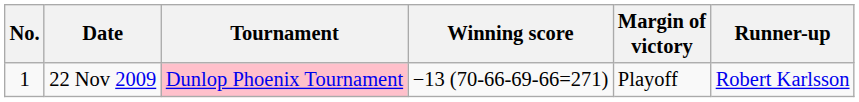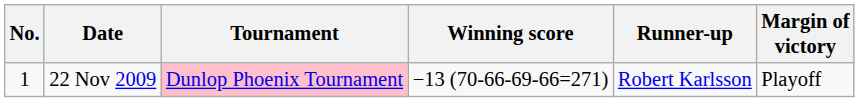columns swapped: (662, 33) <-> (783, 33)
